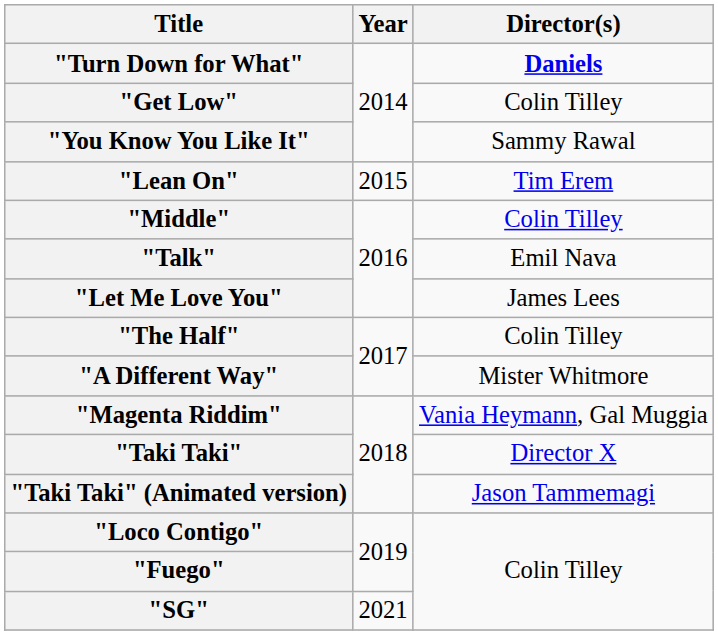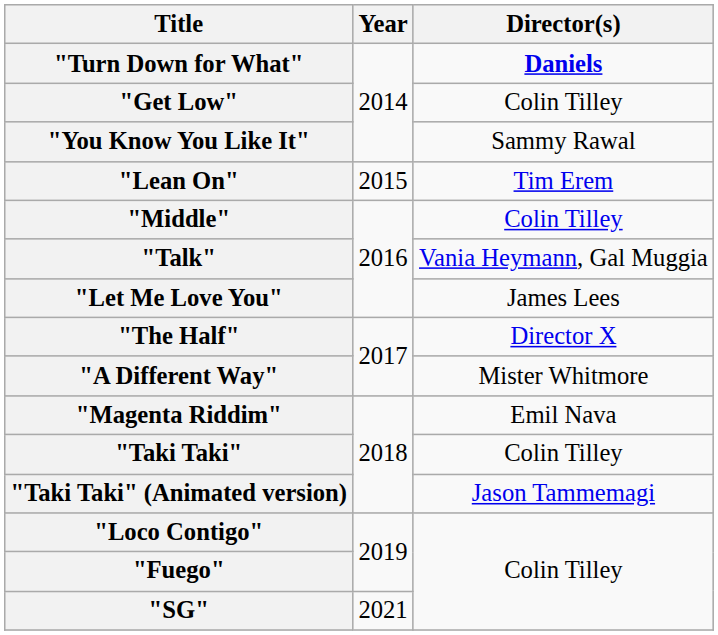(563, 258) Emil Nava -> (563, 258) Vania Heymann, Gal Muggia
(563, 336) Colin Tilley -> (563, 336) Director X
(563, 414) Vania Heymann, Gal Muggia -> (563, 414) Emil Nava
(563, 453) Director X -> (563, 453) Colin Tilley
